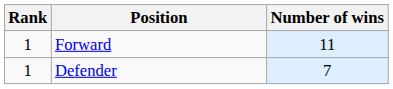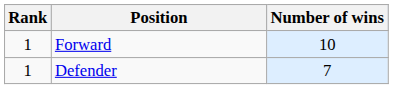(327, 44) 11 -> (327, 44) 10
